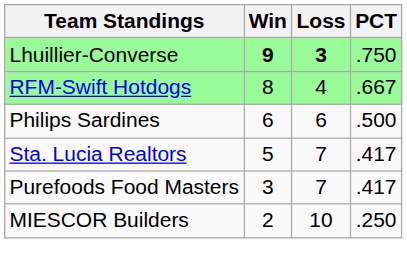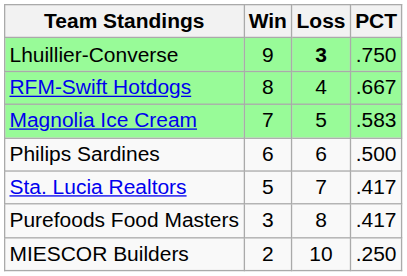(268, 54) bold -> (268, 54) normal
+ row: (103, 120)
(321, 187) 7 -> (321, 220) 8
